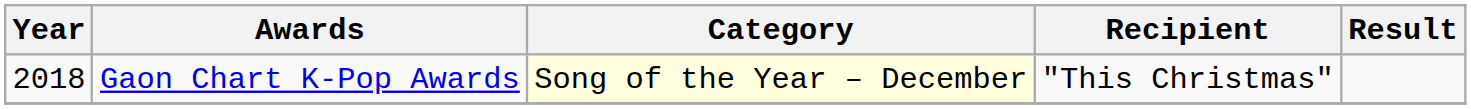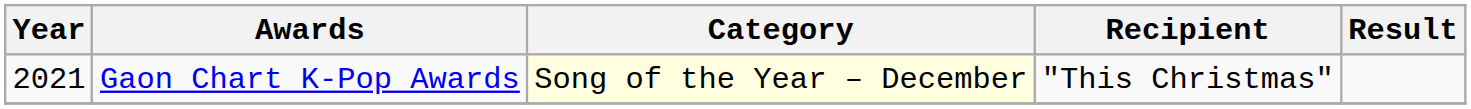(49, 80) 2018 -> (49, 80) 2021
